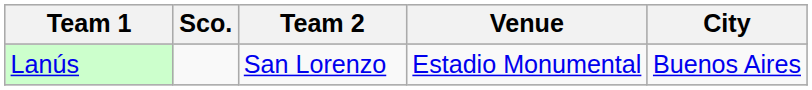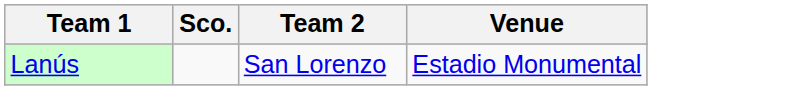- column: (727, 24)
